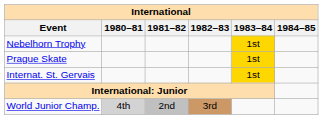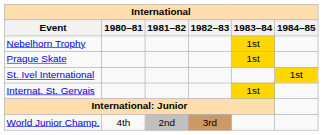+ row: (50, 75)
(123, 106) lightgrey background -> (123, 122) no background
